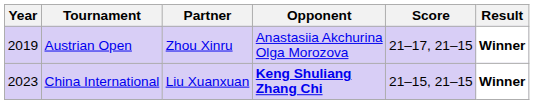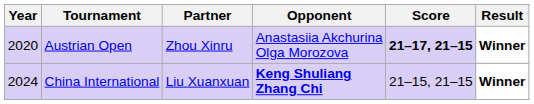(23, 45) 2019 -> (23, 45) 2020
(431, 45) normal -> (431, 45) bold
(23, 82) 2023 -> (23, 82) 2024
